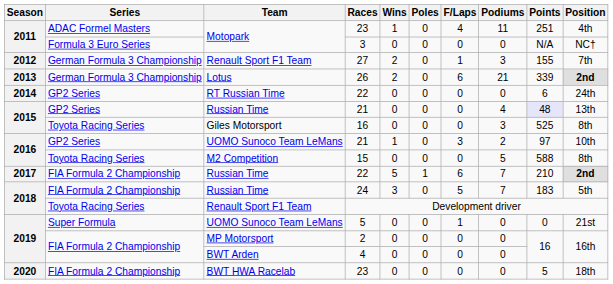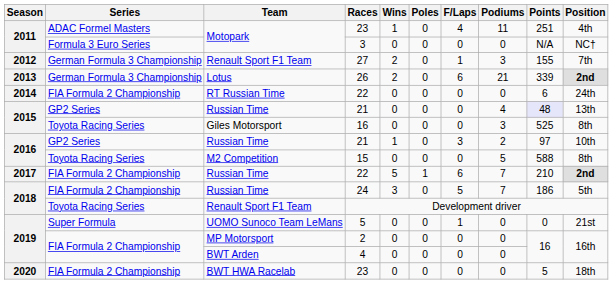(74, 94) GP2 Series -> (114, 94) FIA Formula 2 Championship
(275, 142) UOMO Sunoco Team LeMans -> (238, 142) Russian Time
(545, 190) 183 -> (545, 190) 186
